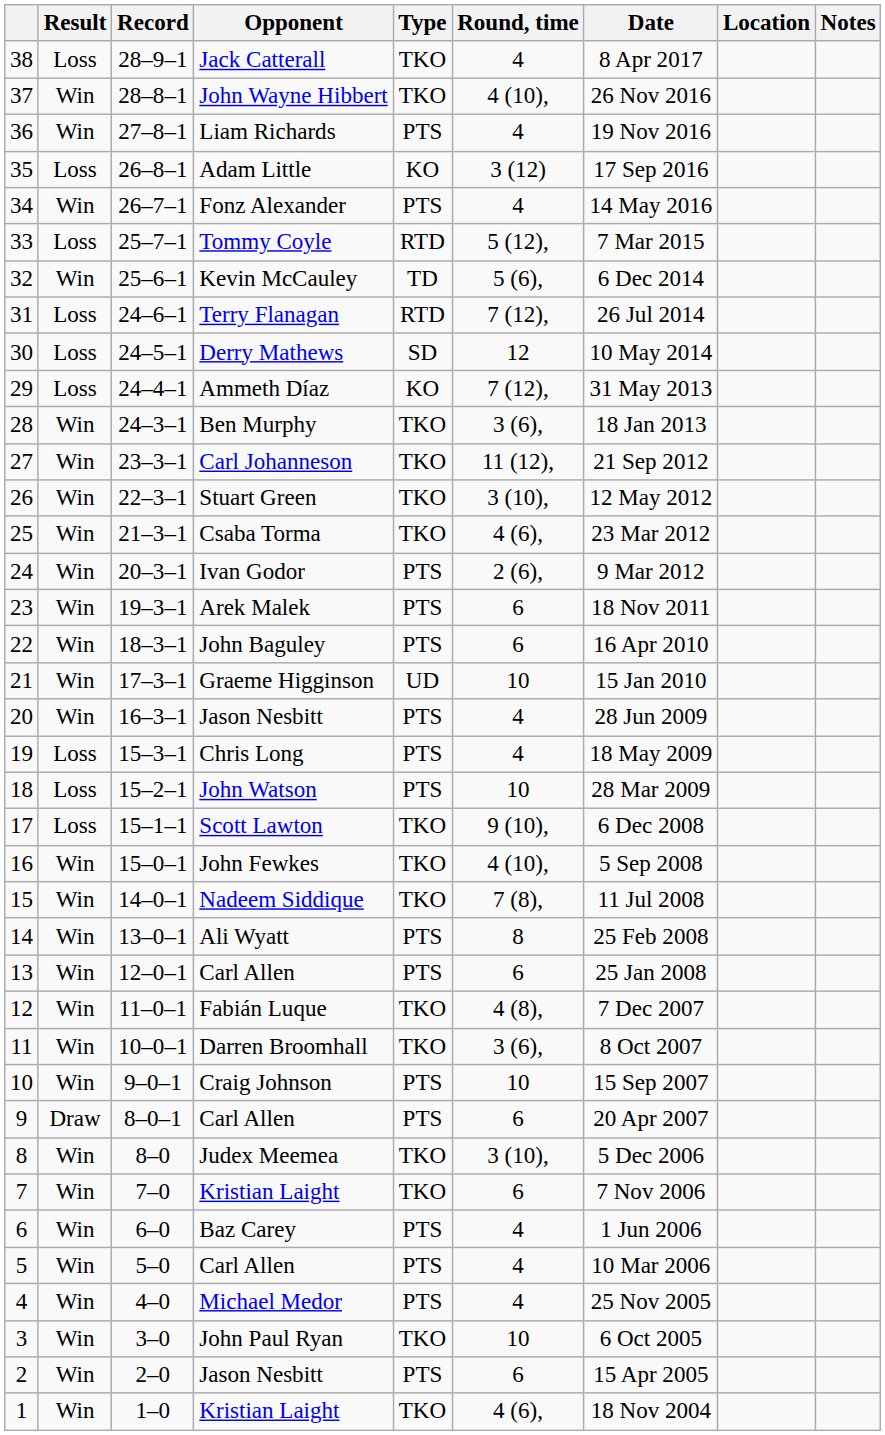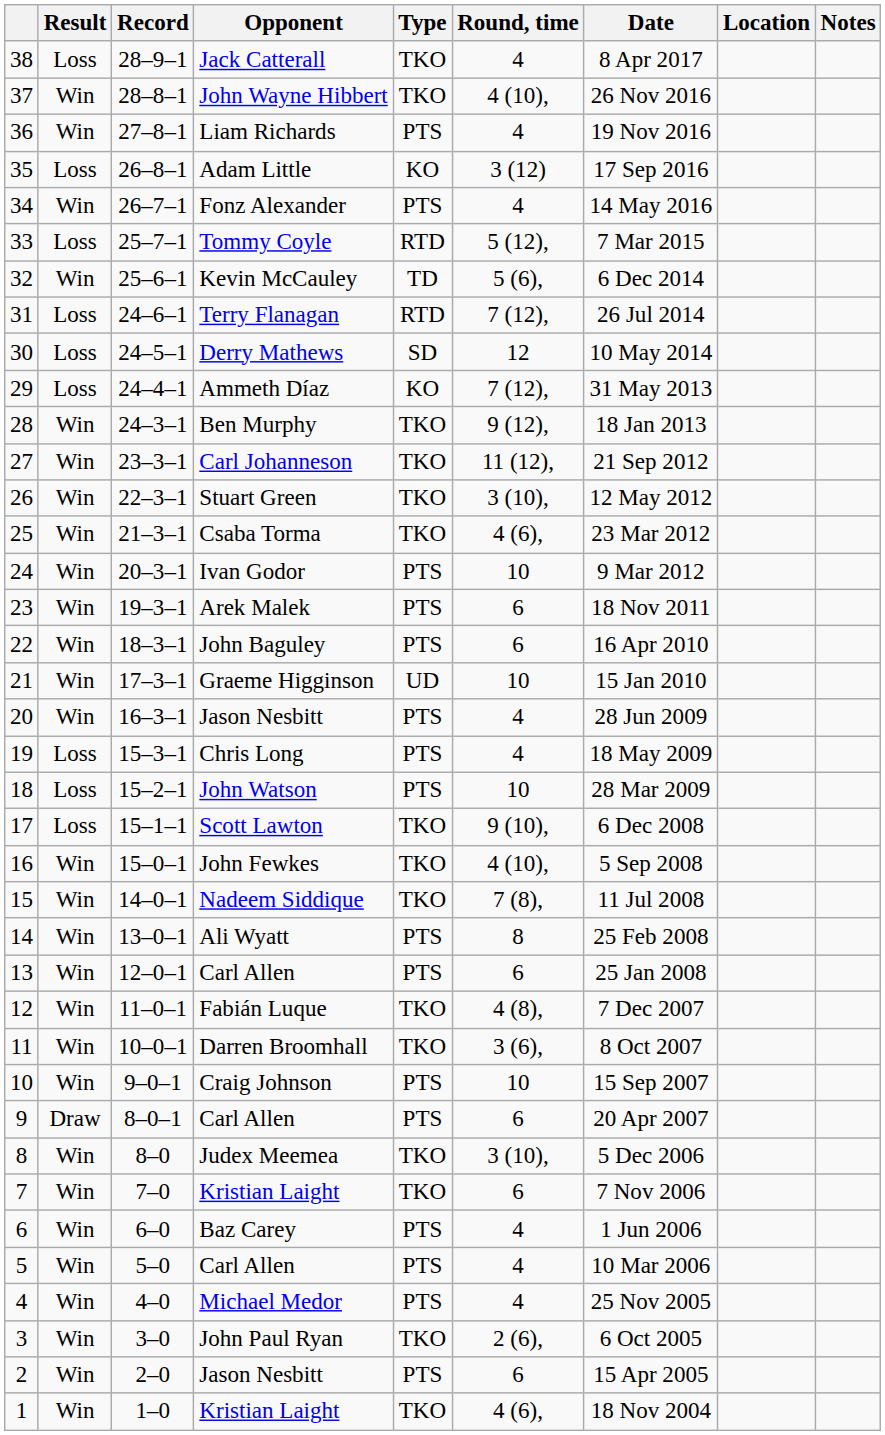(518, 424) 3 (6), -> (518, 424) 9 (12),
(518, 570) 2 (6), -> (518, 570) 10
(518, 1338) 10 -> (518, 1338) 2 (6),
